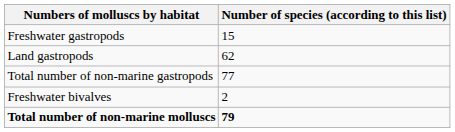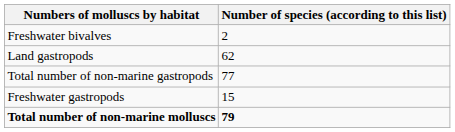rows swapped: (66, 35) <-> (59, 96)
